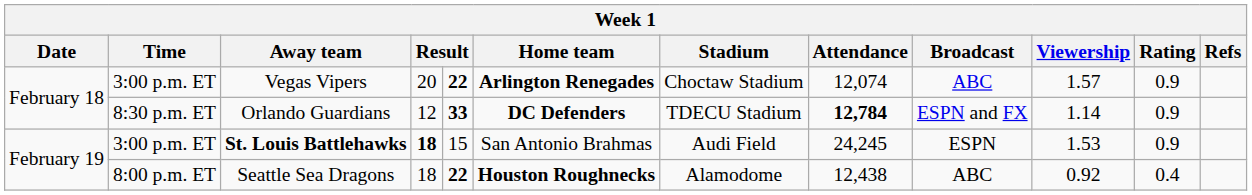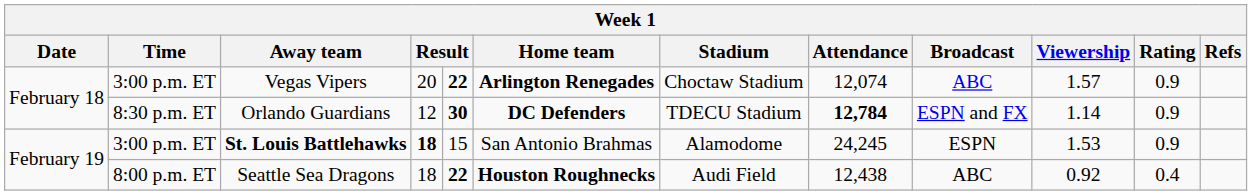(458, 112) 33 -> (458, 112) 30
(734, 143) Audi Field -> (734, 143) Alamodome
(734, 174) Alamodome -> (734, 174) Audi Field
